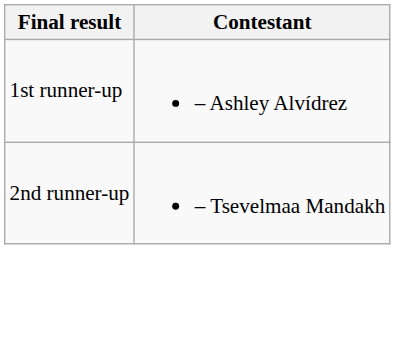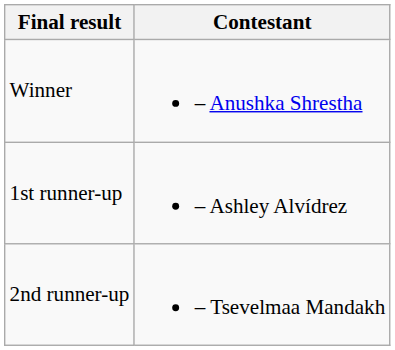+ row: (41, 90)
